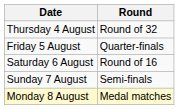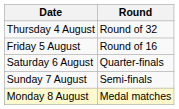(132, 46) Quarter-finals -> (128, 46) Round of 16
(128, 63) Round of 16 -> (132, 63) Quarter-finals
